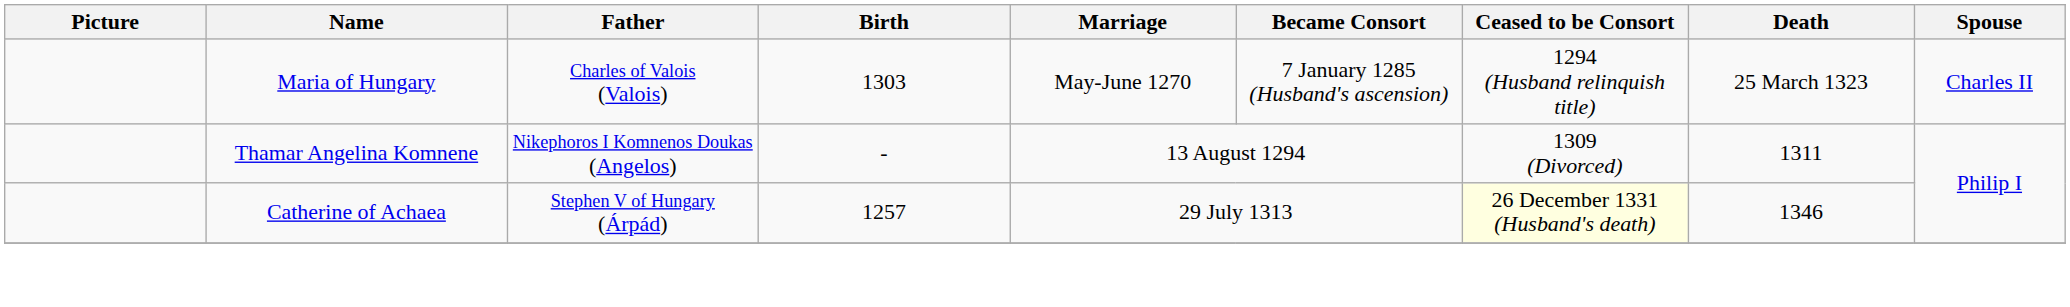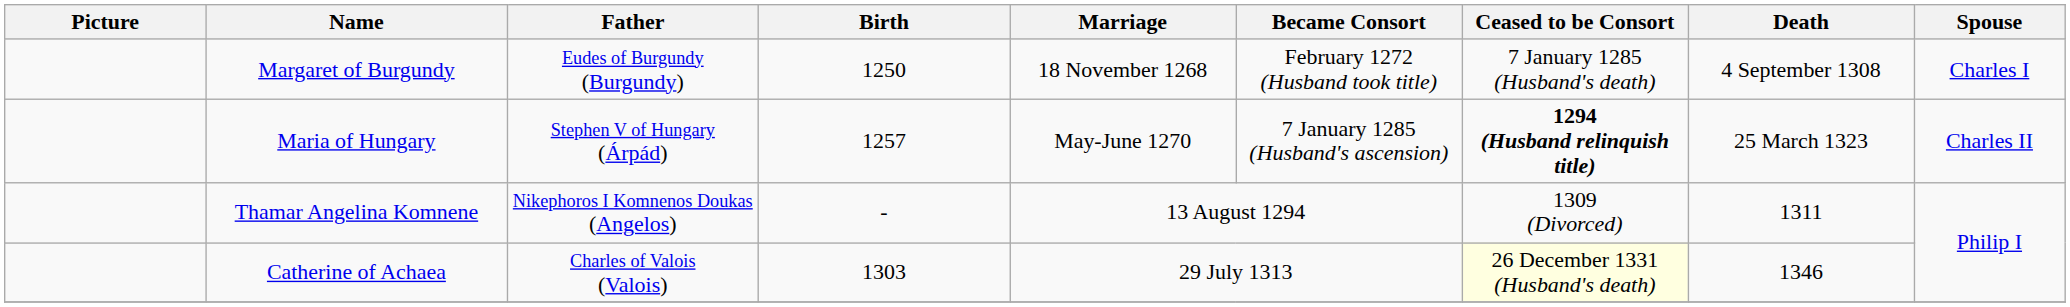+ row: (356, 68)
(633, 82) Charles of Valois (Valois) -> (633, 142) Stephen V of Hungary (Árpád)
(884, 81) 1303 -> (884, 140) 1257
(1575, 81) normal -> (1575, 140) bold
(633, 213) Stephen V of Hungary (Árpád) -> (633, 273) Charles of Valois (Valois)
(884, 212) 1257 -> (884, 271) 1303
